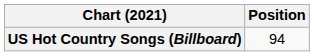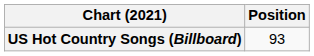(277, 39) 94 -> (277, 39) 93
